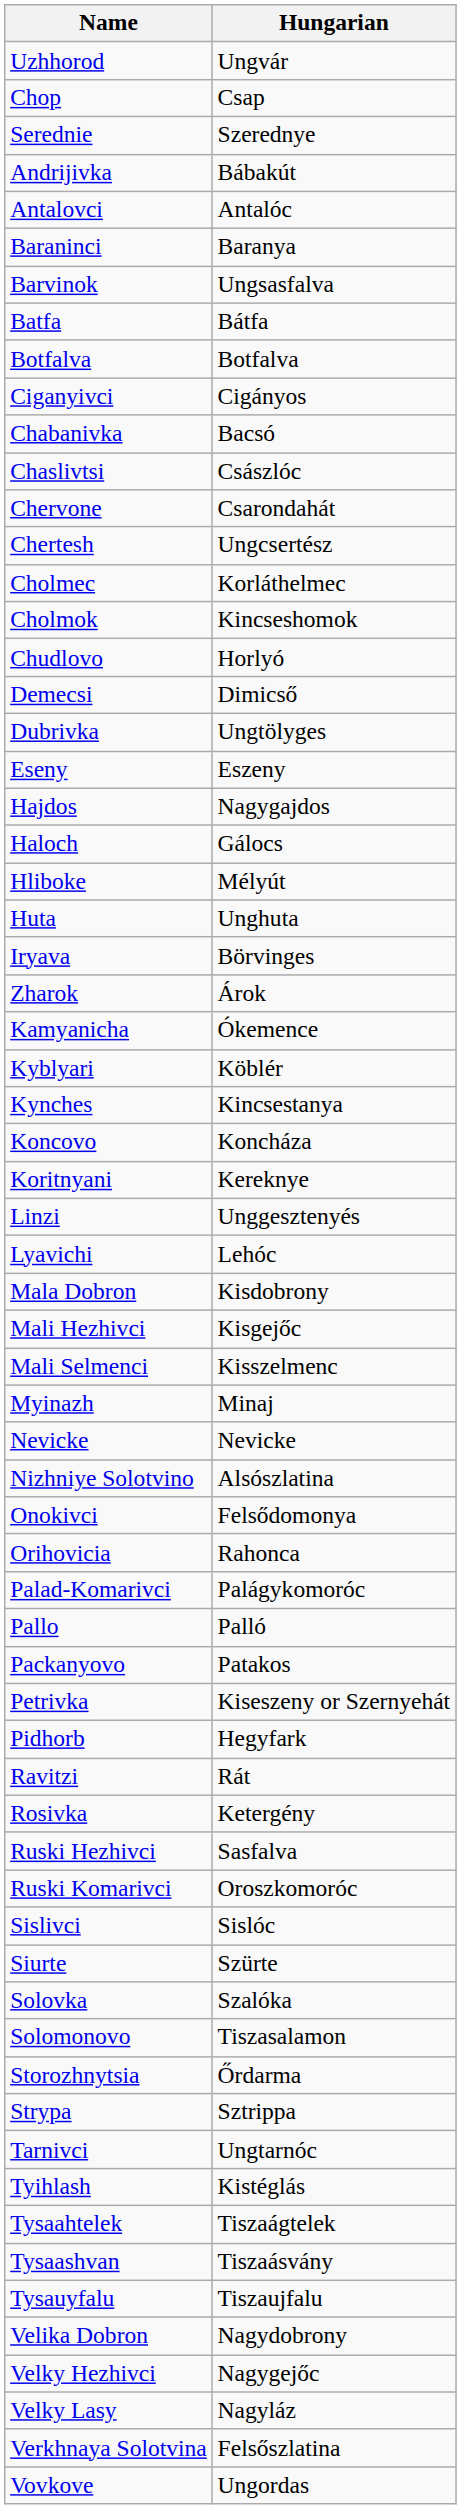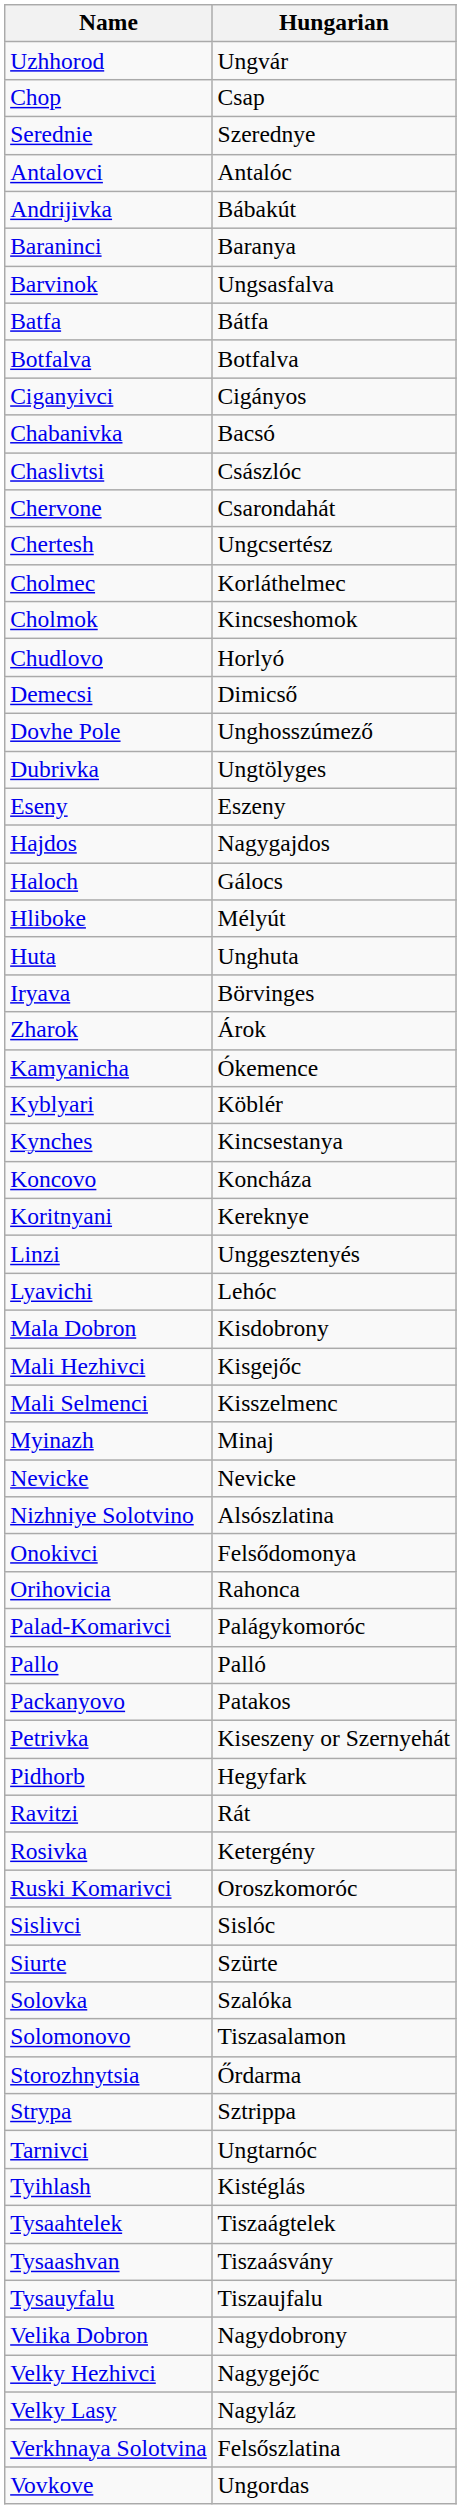rows swapped: (61, 172) <-> (57, 209)
+ row: (65, 731)
- row: (83, 1850)
